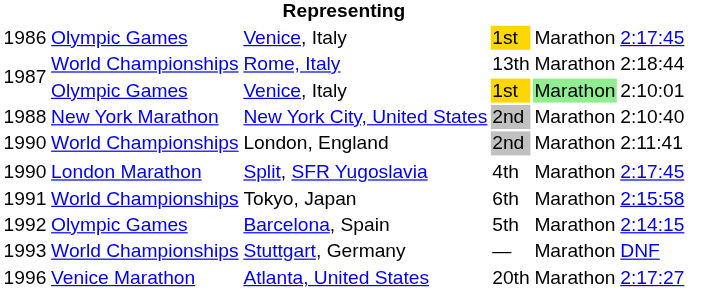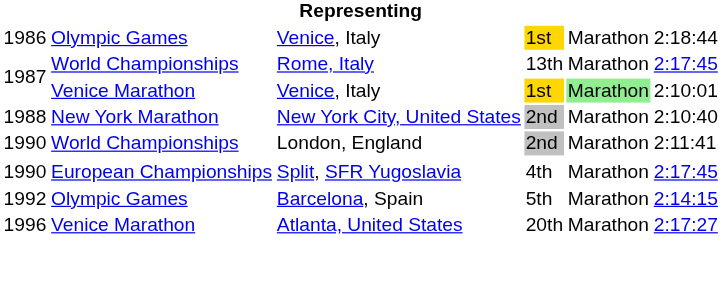(652, 37) 2:17:45 -> (686, 37) 2:18:44
(652, 64) 2:18:44 -> (686, 64) 2:17:45
(119, 90) Olympic Games -> (123, 90) Venice Marathon
(126, 172) London Marathon -> (162, 172) European Championships
- row: (25, 198)
- row: (25, 251)
